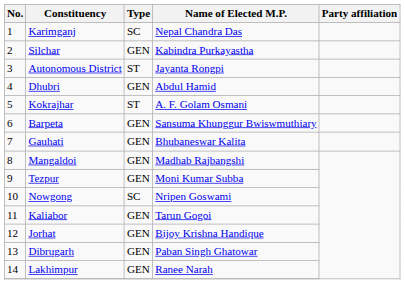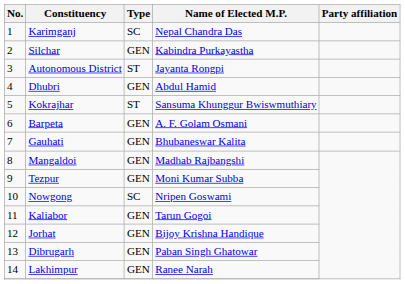(201, 105) A. F. Golam Osmani -> (236, 105) Sansuma Khunggur Bwiswmuthiary
(236, 123) Sansuma Khunggur Bwiswmuthiary -> (201, 123) A. F. Golam Osmani
